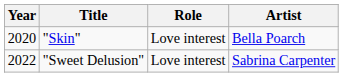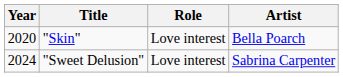(22, 60) 2022 -> (22, 60) 2024
